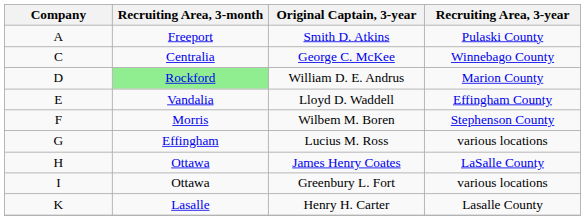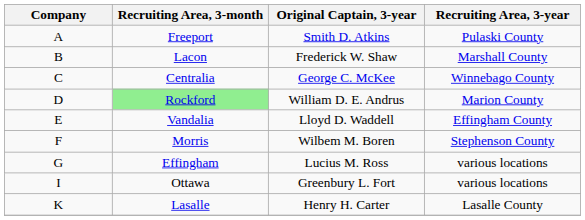+ row: (346, 57)
- row: (346, 162)
